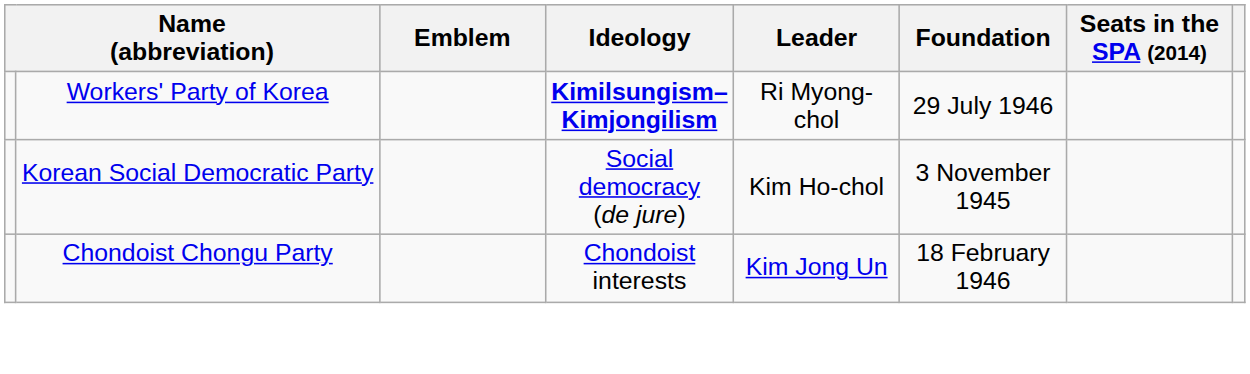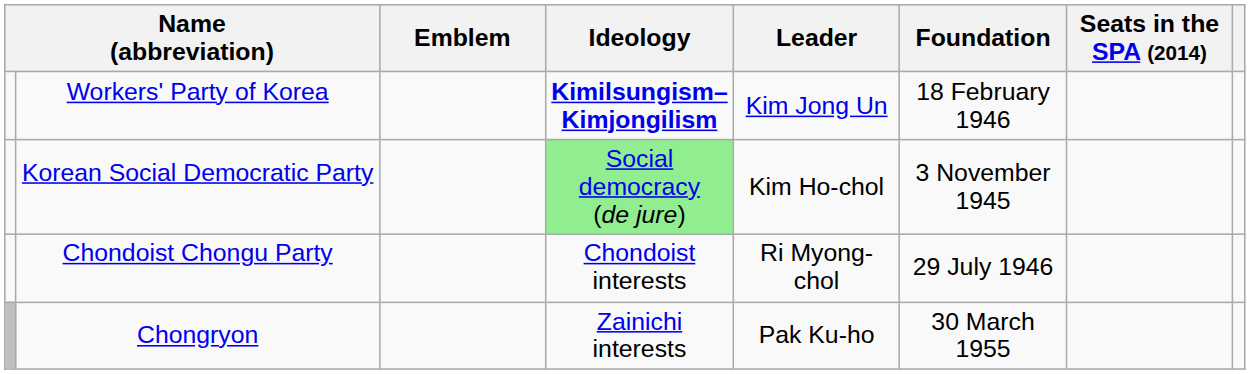(817, 105) Ri Myong-chol -> (817, 105) Kim Jong Un
(983, 105) 29 July 1946 -> (983, 105) 18 February 1946
(639, 186) no background -> (639, 186) lightgreen background
(817, 267) Kim Jong Un -> (817, 267) Ri Myong-chol
(983, 267) 18 February 1946 -> (983, 267) 29 July 1946
+ row: (198, 334)
